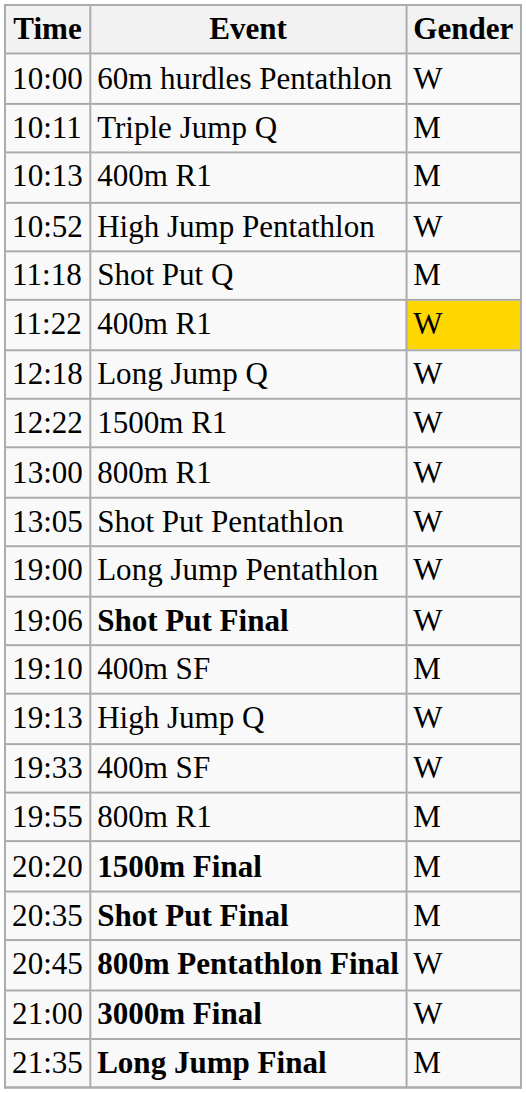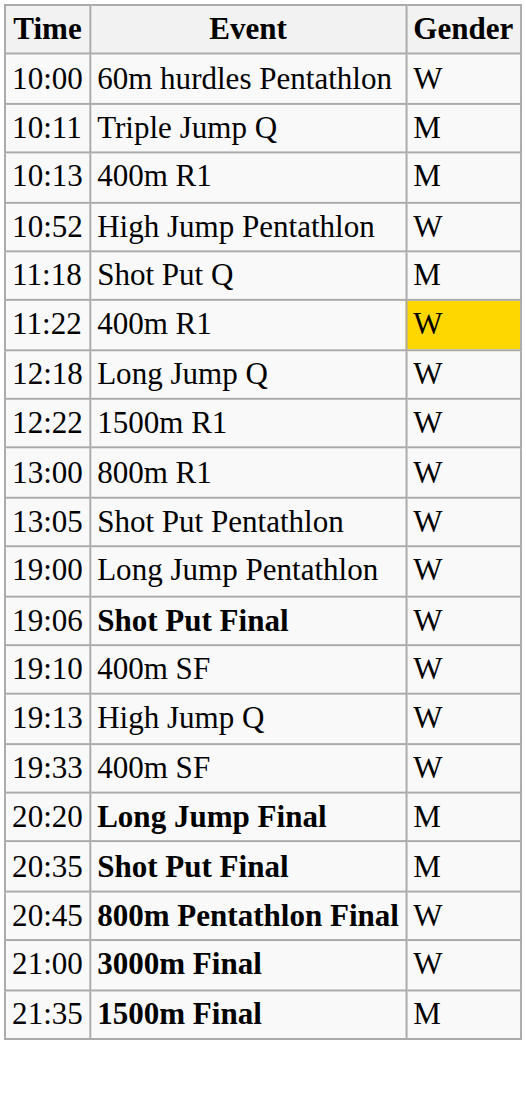(427, 669) M -> (428, 669) W
- row: (47, 816)
(179, 865) 1500m Final -> (212, 816) Long Jump Final
(212, 1062) Long Jump Final -> (179, 1013) 1500m Final
